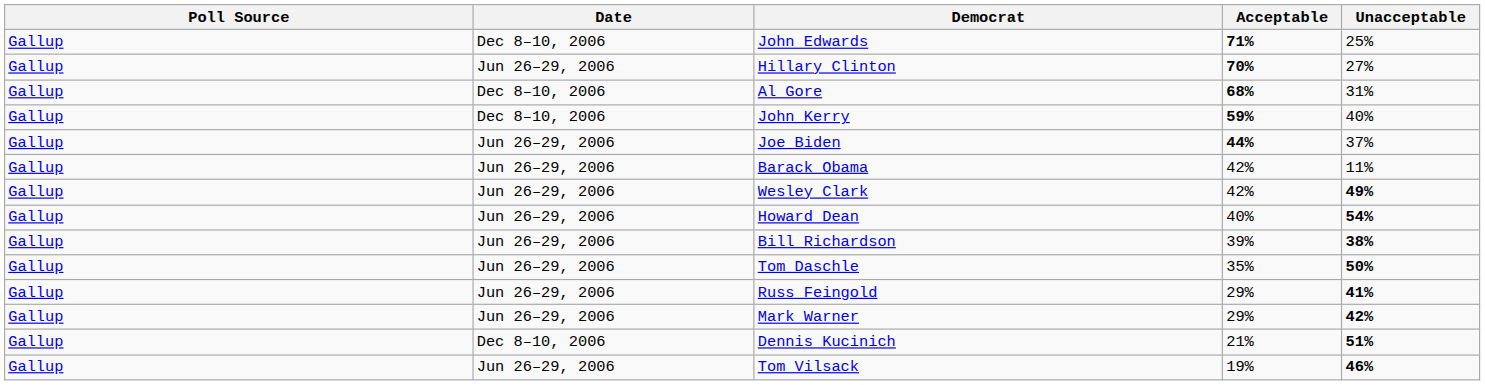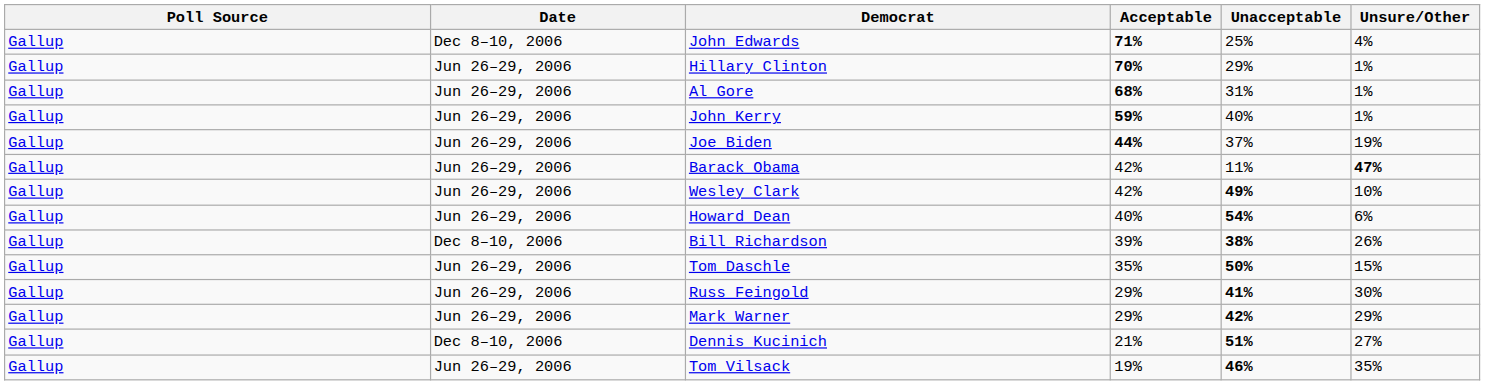+ column: (1415, 17)
(1359, 67) 27% -> (1239, 67) 29%
(541, 92) Dec 8–10, 2006 -> (503, 92) Jun 26–29, 2006
(541, 117) Dec 8–10, 2006 -> (503, 117) Jun 26–29, 2006
(546, 242) Jun 26–29, 2006 -> (498, 242) Dec 8–10, 2006
